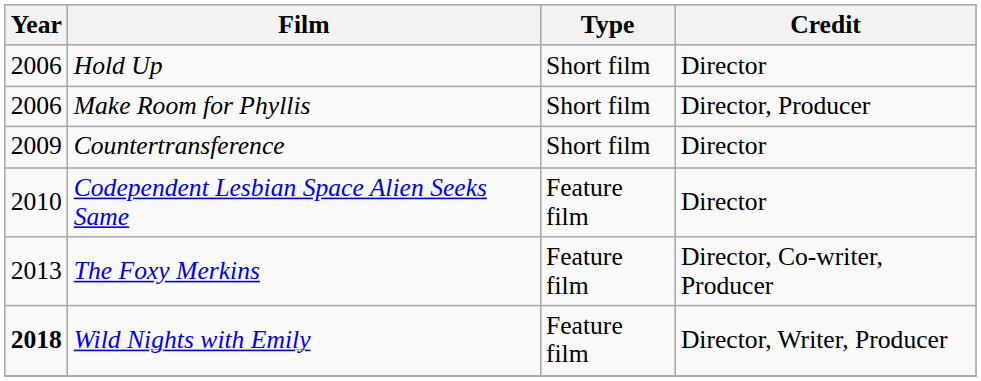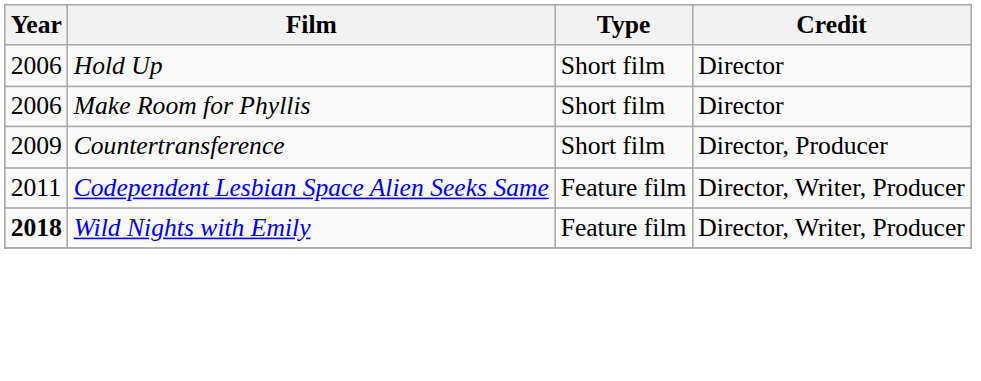(776, 106) Director, Producer -> (741, 106) Director
(724, 146) Director -> (793, 146) Director, Producer
(36, 201) 2010 -> (36, 187) 2011
(724, 201) Director -> (832, 187) Director, Writer, Producer
- row: (167, 270)
